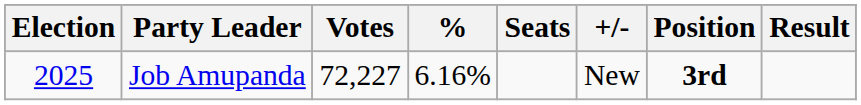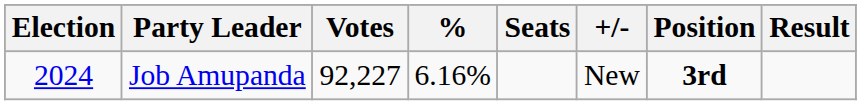(64, 74) 2025 -> (64, 74) 2024
(360, 74) 72,227 -> (360, 74) 92,227
